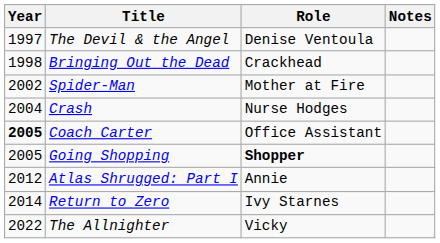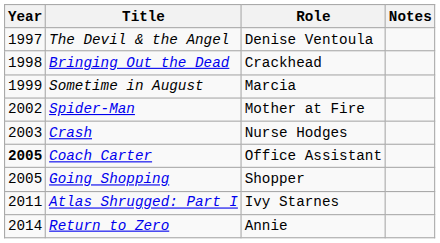+ row: (126, 86)
(25, 109) 2004 -> (25, 133) 2003
(275, 156) bold -> (275, 179) normal
(25, 179) 2012 -> (25, 203) 2011
(266, 179) Annie -> (292, 203) Ivy Starnes
(292, 203) Ivy Starnes -> (266, 226) Annie
- row: (109, 226)
